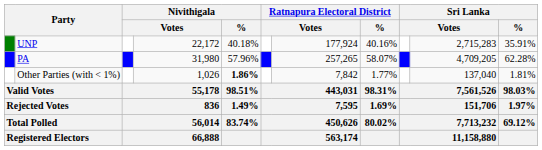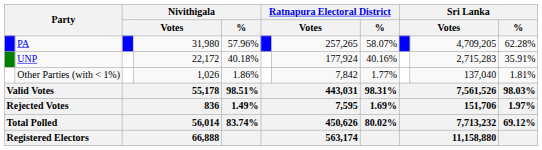rows swapped: (23, 59) <-> (27, 43)
(245, 75) bold -> (246, 75) normal
